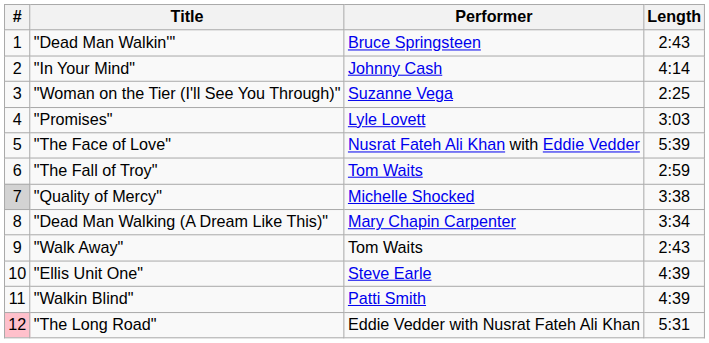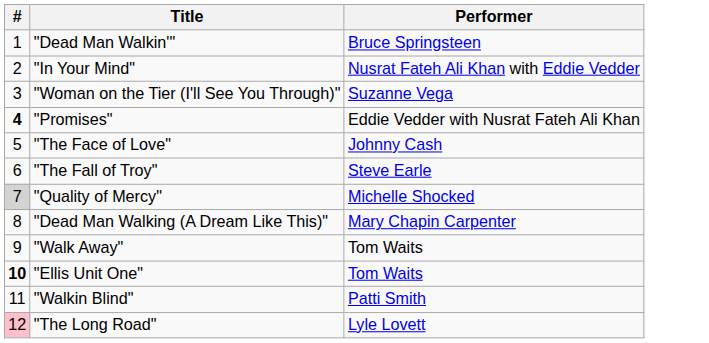- column: (674, 17)
(395, 68) Johnny Cash -> (494, 68) Nusrat Fateh Ali Khan with Eddie Vedder
(17, 119) normal -> (17, 119) bold
(387, 119) Lyle Lovett -> (494, 119) Eddie Vedder with Nusrat Fateh Ali Khan
(494, 145) Nusrat Fateh Ali Khan with Eddie Vedder -> (395, 145) Johnny Cash
(385, 171) Tom Waits -> (390, 171) Steve Earle
(17, 273) normal -> (17, 273) bold
(390, 273) Steve Earle -> (385, 273) Tom Waits
(494, 324) Eddie Vedder with Nusrat Fateh Ali Khan -> (387, 324) Lyle Lovett
